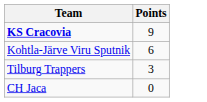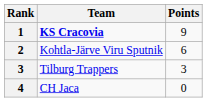+ column: (21, 13)
